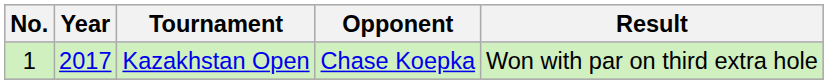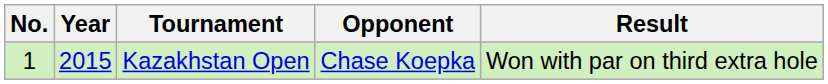(85, 61) 2017 -> (85, 61) 2015
